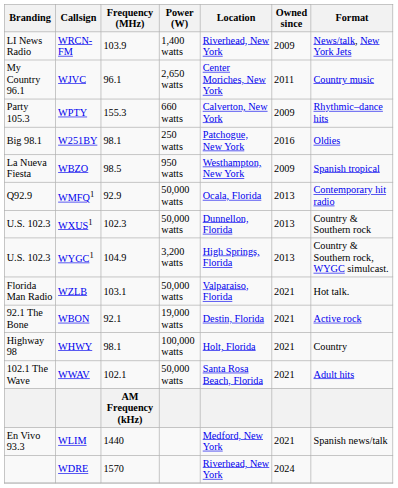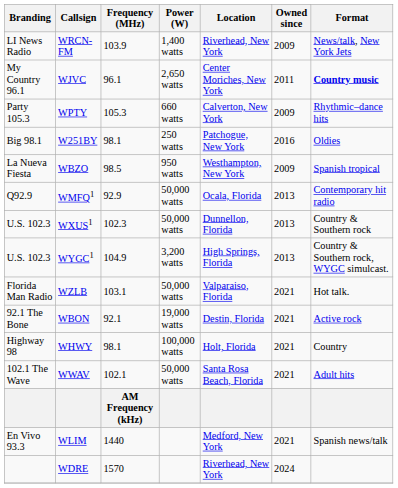(344, 79) normal -> (346, 79) bold
(115, 113) 155.3 -> (115, 113) 105.3
